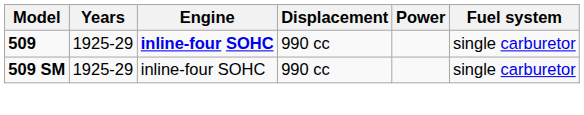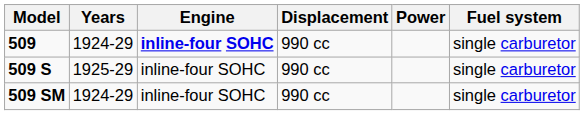(103, 43) 1925-29 -> (103, 43) 1924-29
+ row: (30, 69)
(103, 69) 1925-29 -> (103, 95) 1924-29
